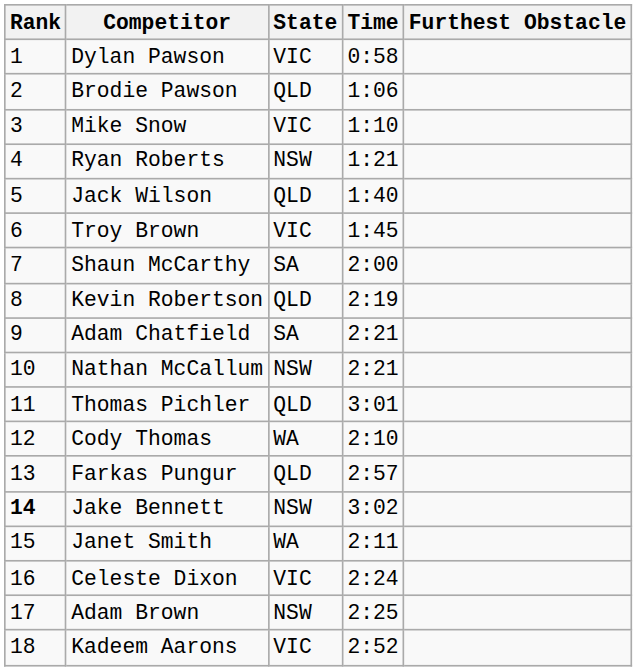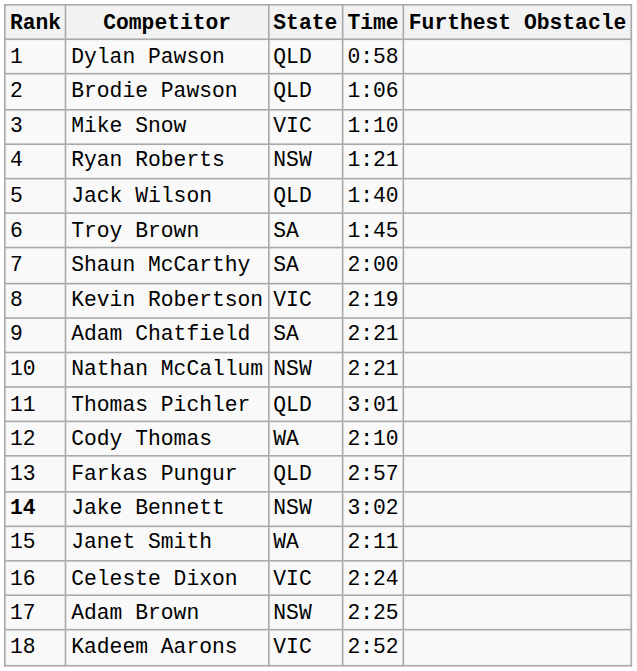(293, 57) VIC -> (293, 57) QLD
(293, 231) VIC -> (286, 231) SA
(293, 300) QLD -> (293, 300) VIC
